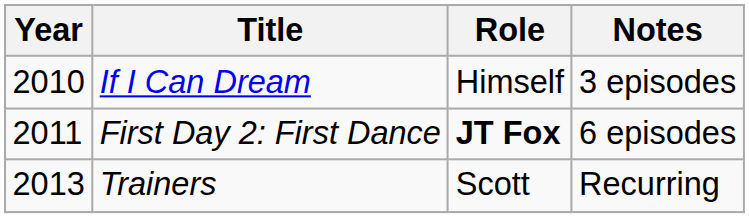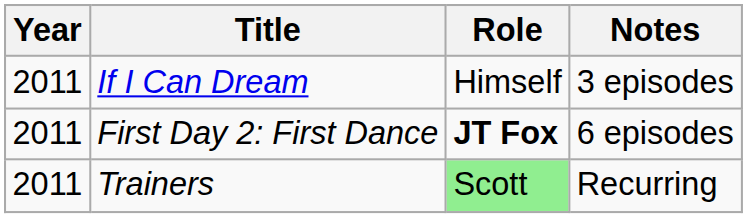(49, 81) 2010 -> (47, 81) 2011
(49, 184) 2013 -> (47, 184) 2011
(493, 184) no background -> (490, 184) lightgreen background
